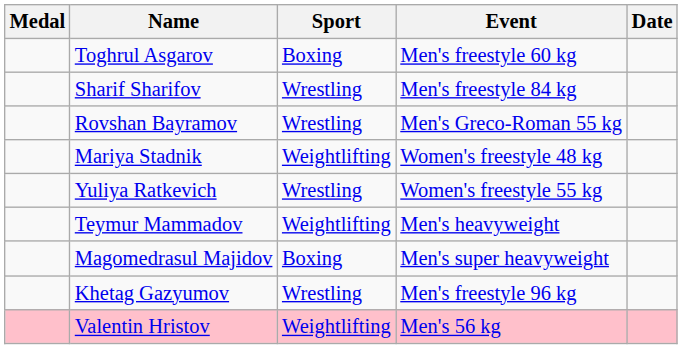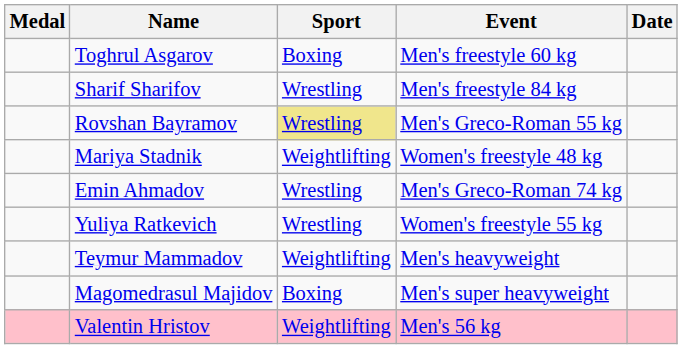(322, 123) no background -> (322, 123) khaki background
+ row: (139, 190)
- row: (152, 292)
